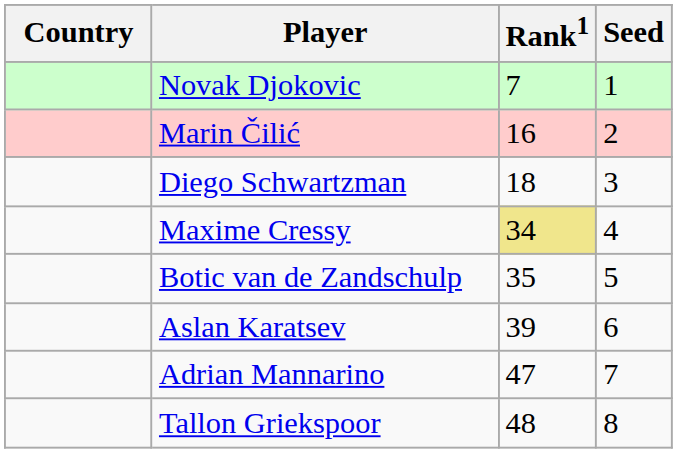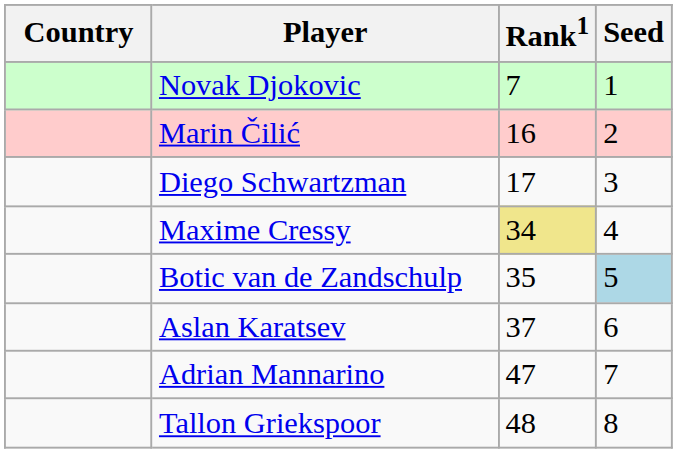(521, 181) 18 -> (521, 181) 17
(611, 277) no background -> (611, 277) lightblue background
(521, 326) 39 -> (521, 326) 37
